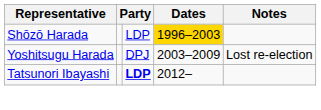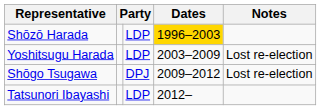(137, 54) DPJ -> (138, 54) LDP
+ row: (52, 74)
(138, 74) bold -> (138, 94) normal
